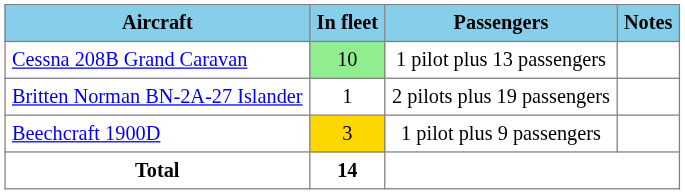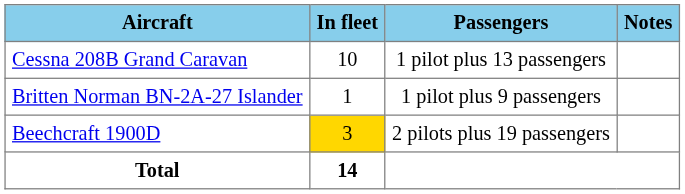(347, 59) lightgreen background -> (347, 59) no background
(501, 96) 2 pilots plus 19 passengers -> (501, 96) 1 pilot plus 9 passengers
(501, 133) 1 pilot plus 9 passengers -> (501, 133) 2 pilots plus 19 passengers
